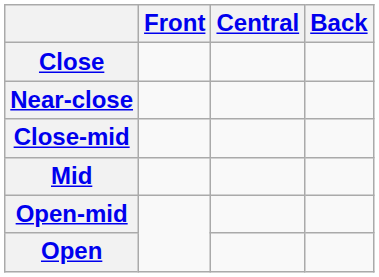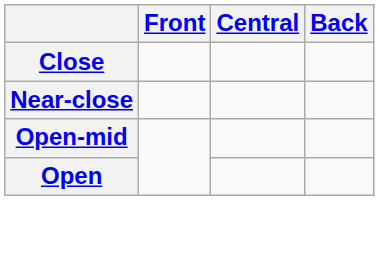- row: (72, 137)
- row: (72, 175)
